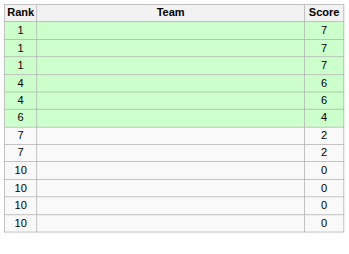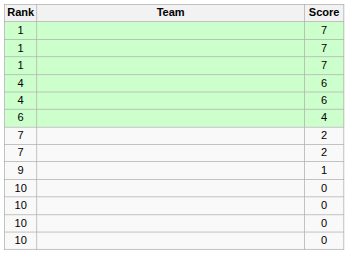+ row: (21, 170)
